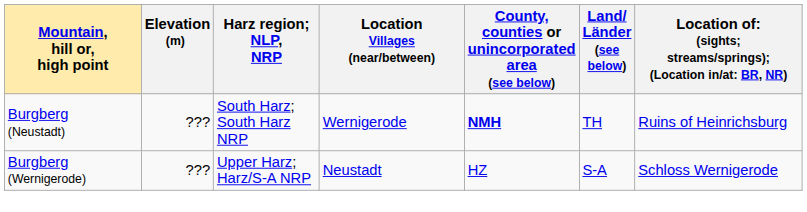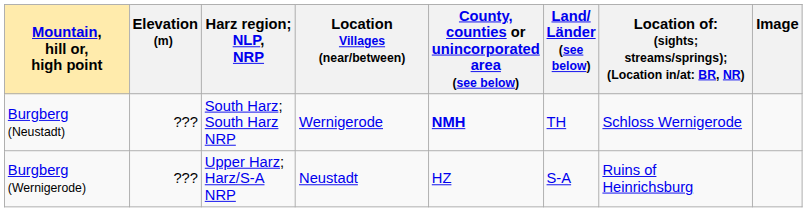+ column: (777, 24)
(713, 122) Ruins of Heinrichsburg -> (672, 122) Schloss Wernigerode
(708, 170) Schloss Wernigerode -> (648, 178) Ruins of Heinrichsburg
